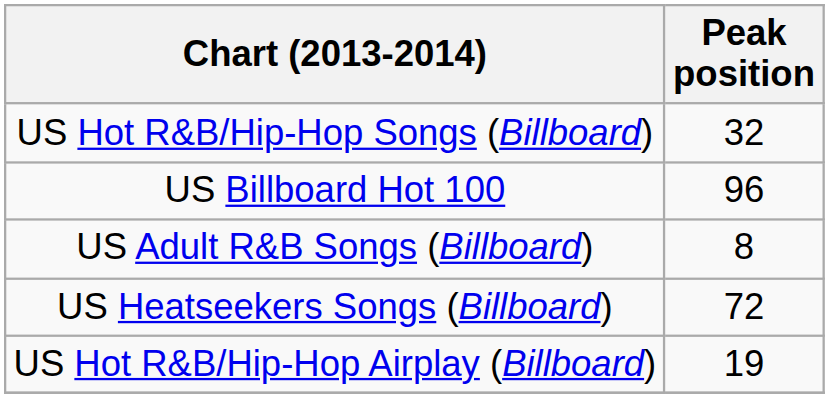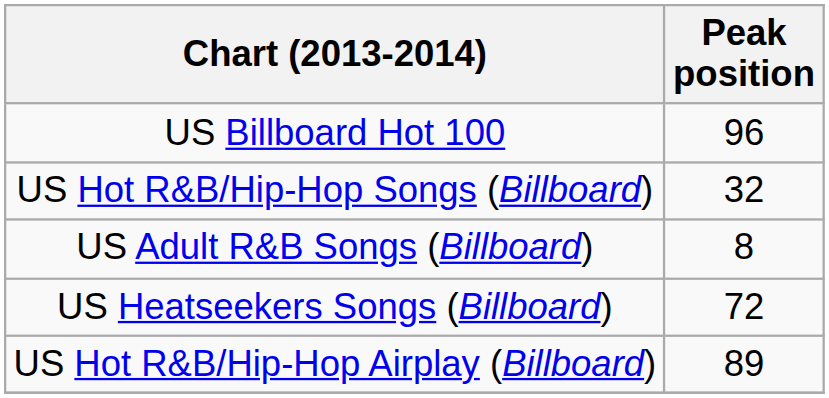rows swapped: (335, 190) <-> (335, 132)
(744, 363) 19 -> (744, 363) 89
